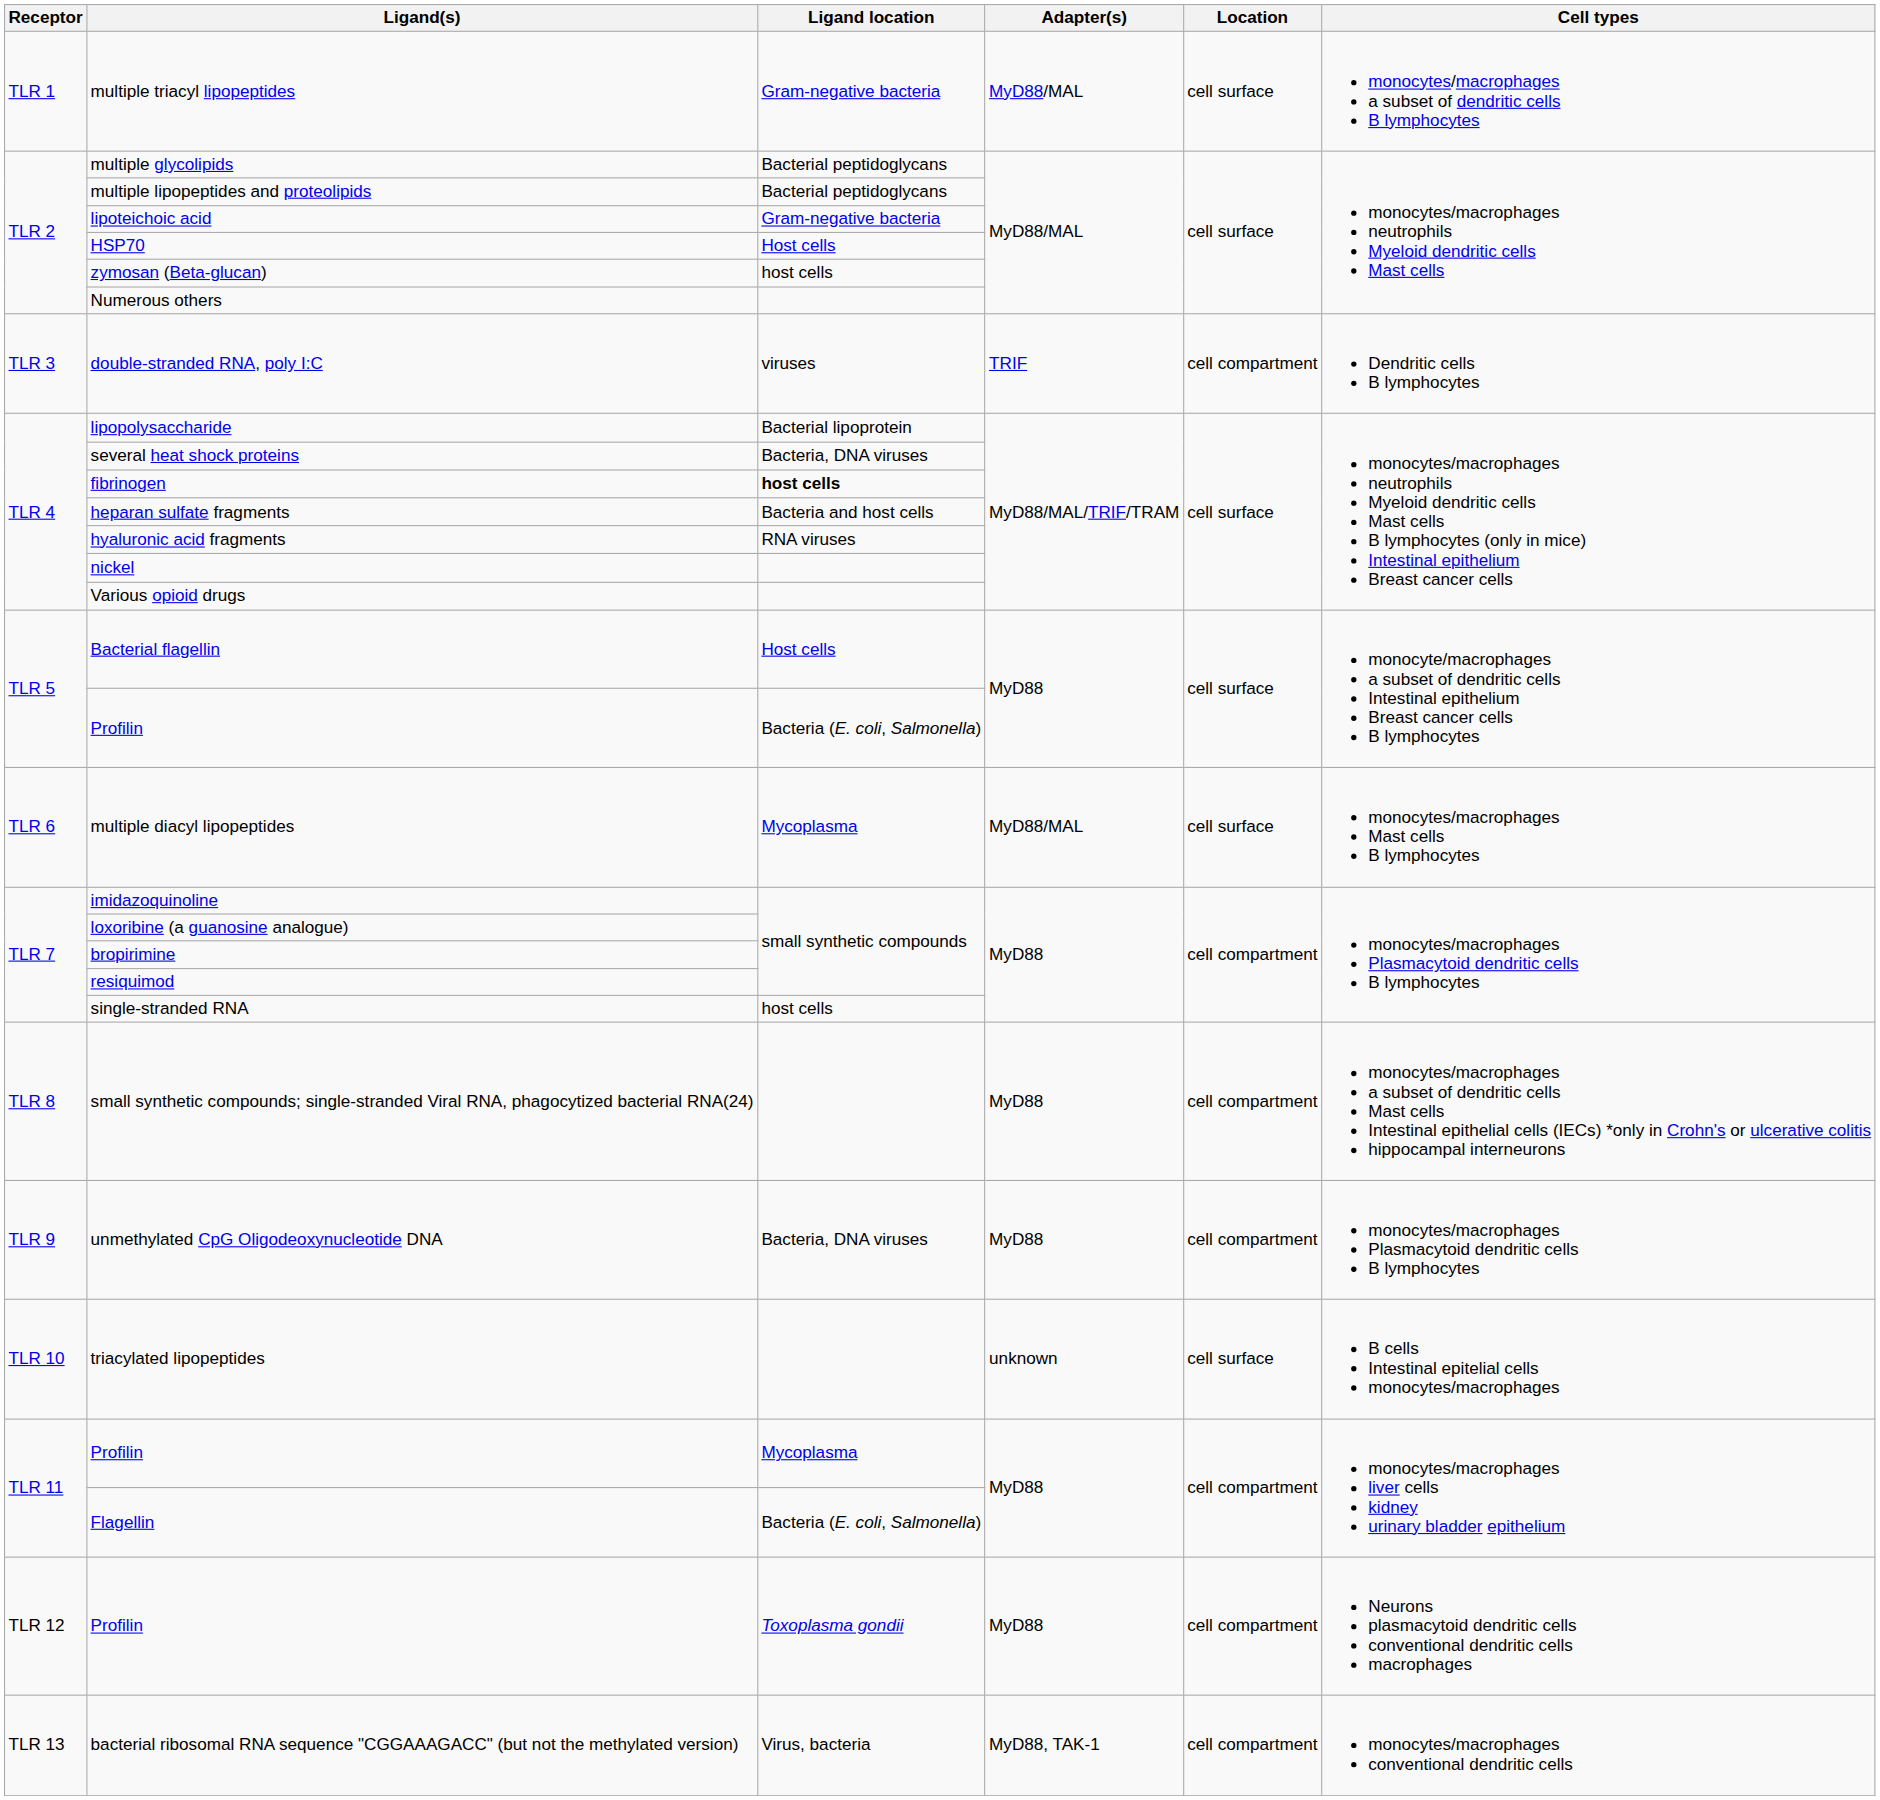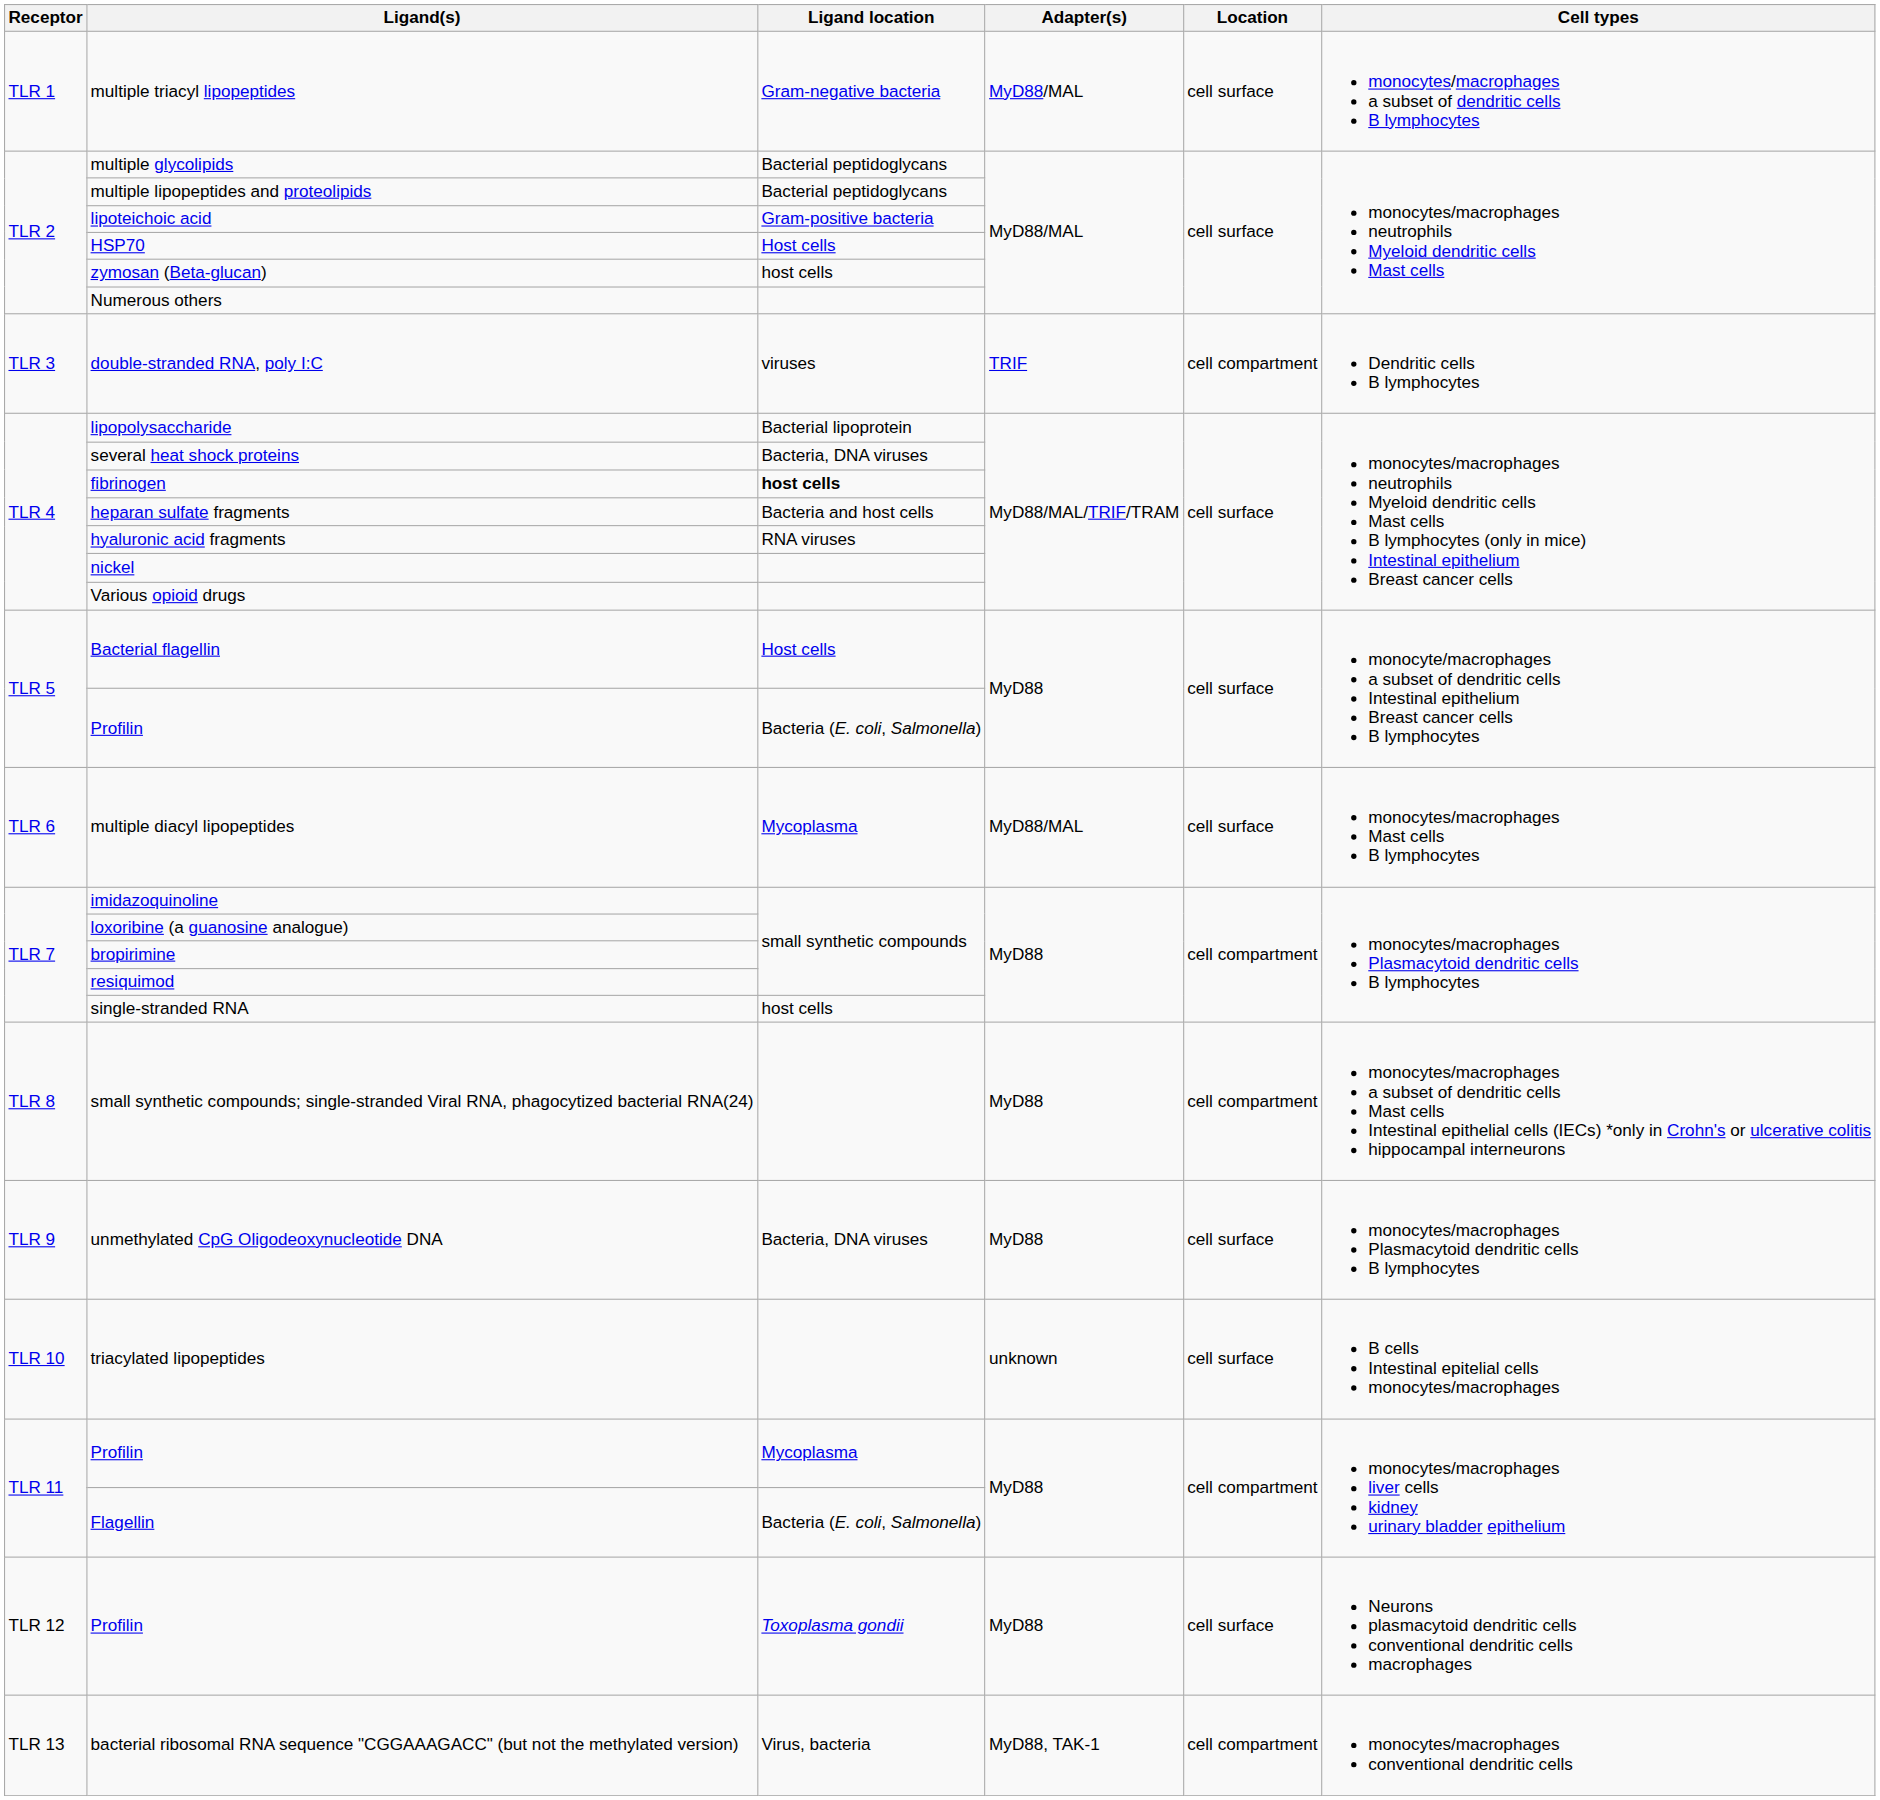(851, 218) Gram-negative bacteria -> (848, 218) Gram-positive bacteria
(1252, 1239) cell compartment -> (1231, 1239) cell surface
(1252, 1626) cell compartment -> (1231, 1626) cell surface
